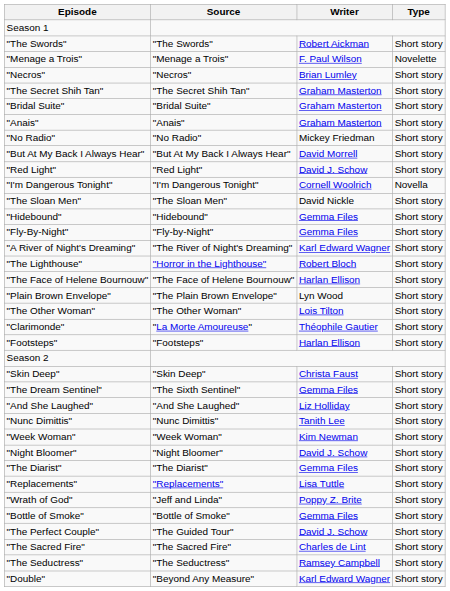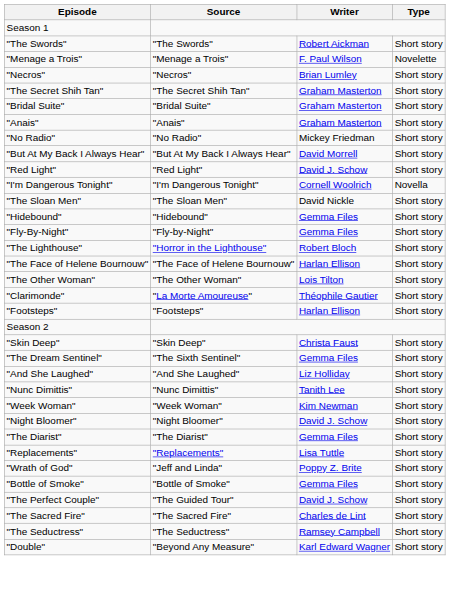- row: (71, 248)
- row: (59, 295)
